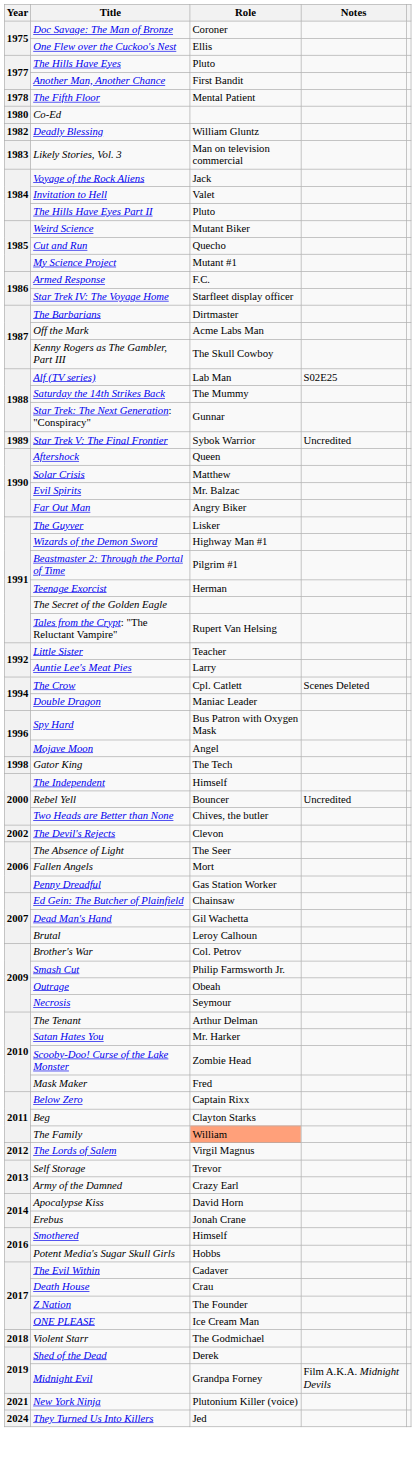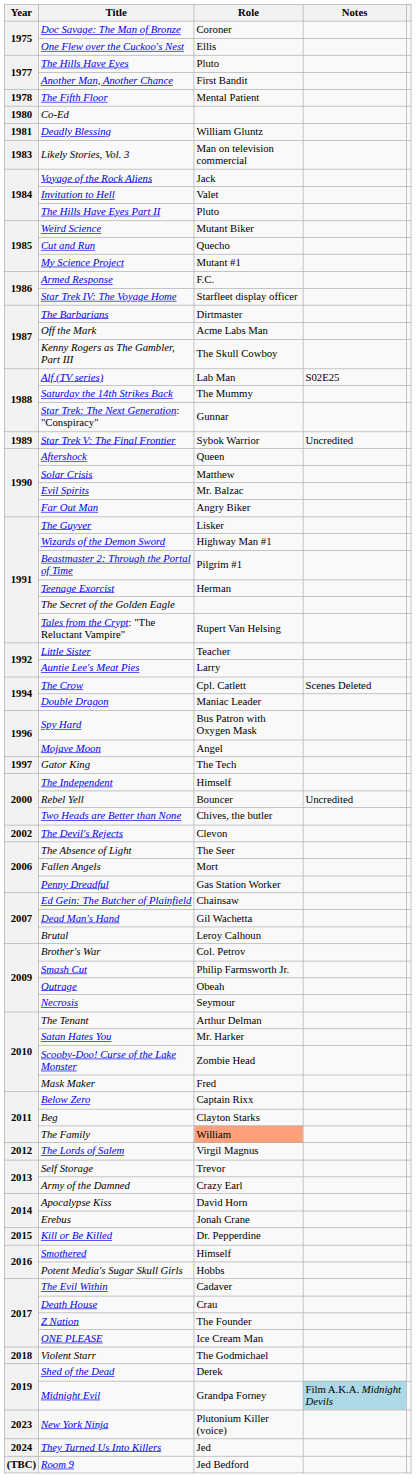(18, 132) 1982 -> (21, 132) 1981
(18, 765) 1998 -> (21, 765) 1997
+ row: (77, 1236)
(351, 1378) no background -> (353, 1395) lightblue background
(18, 1401) 2021 -> (21, 1424) 2023
+ row: (57, 1464)
